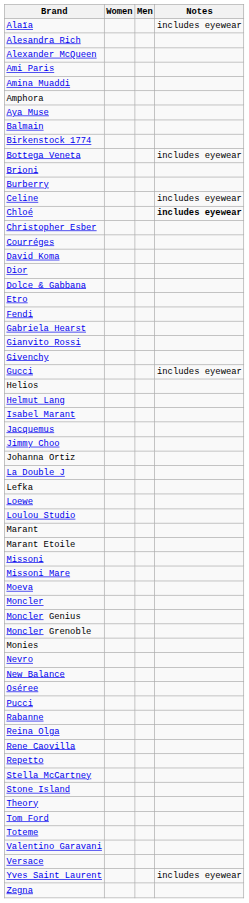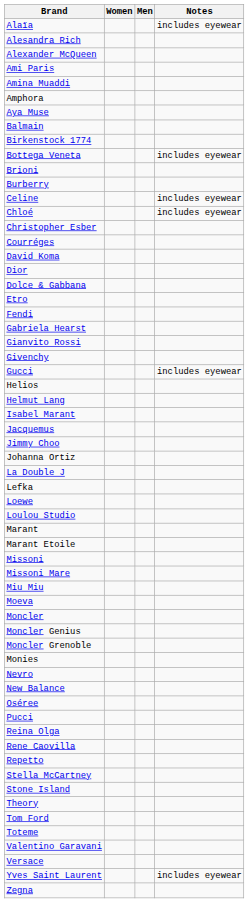(199, 213) bold -> (199, 213) normal
+ row: (25, 588)
- row: (25, 718)
